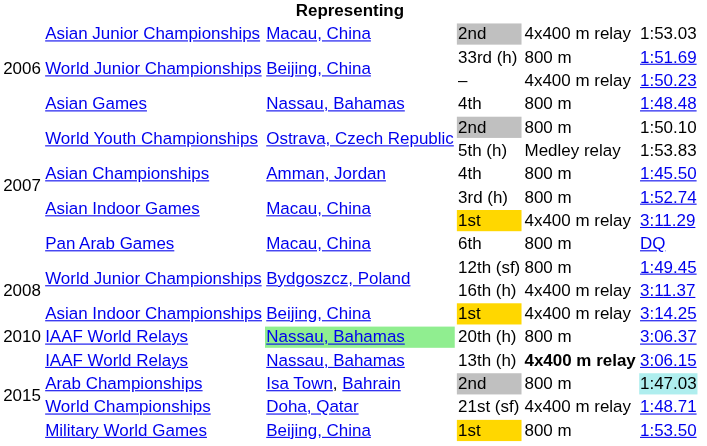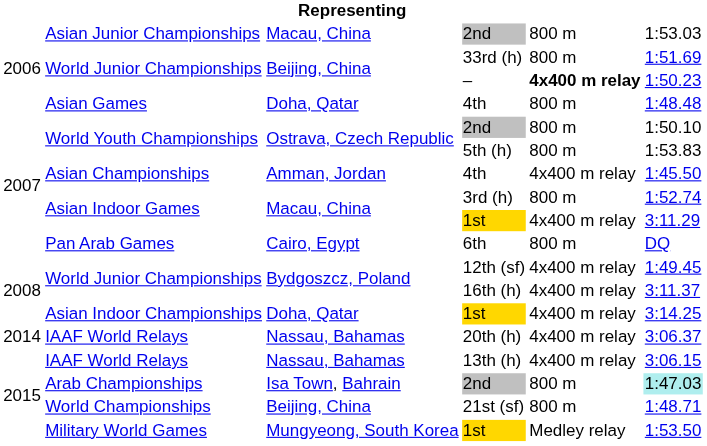(578, 34) 4x400 m relay -> (553, 34) 800 m
(578, 80) normal -> (585, 80) bold
(336, 103) Nassau, Bahamas -> (312, 103) Doha, Qatar
(573, 150) Medley relay -> (553, 150) 800 m
(548, 173) 800 m -> (583, 173) 4x400 m relay
(319, 243) Macau, China -> (313, 243) Cairo, Egypt
(548, 267) 800 m -> (583, 267) 4x400 m relay
(319, 313) Beijing, China -> (312, 313) Doha, Qatar
(22, 337) 2010 -> (22, 337) 2014
(336, 337) lightgreen background -> (336, 337) no background
(548, 337) 800 m -> (583, 337) 4x400 m relay
(580, 360) bold -> (583, 360) normal
(312, 407) Doha, Qatar -> (319, 407) Beijing, China
(578, 407) 4x400 m relay -> (553, 407) 800 m
(319, 430) Beijing, China -> (362, 430) Mungyeong, South Korea
(548, 430) 800 m -> (577, 430) Medley relay
